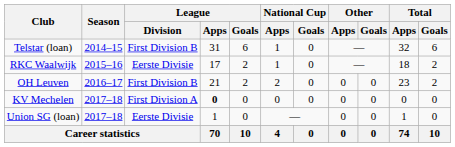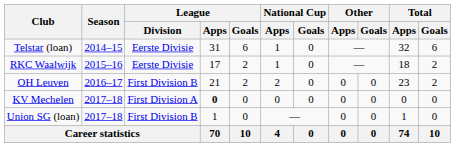(163, 47) First Division B -> (163, 47) Eerste Divisie
(163, 116) Eerste Divisie -> (163, 116) First Division B
